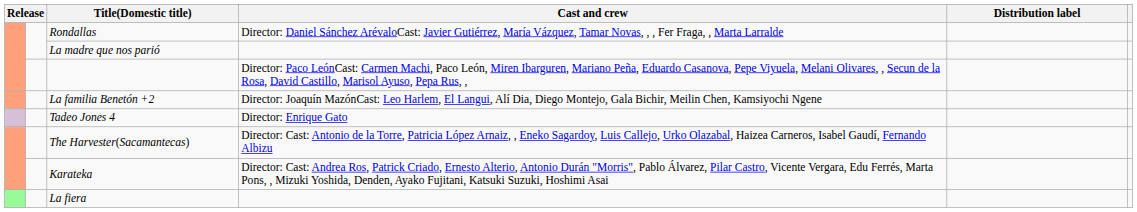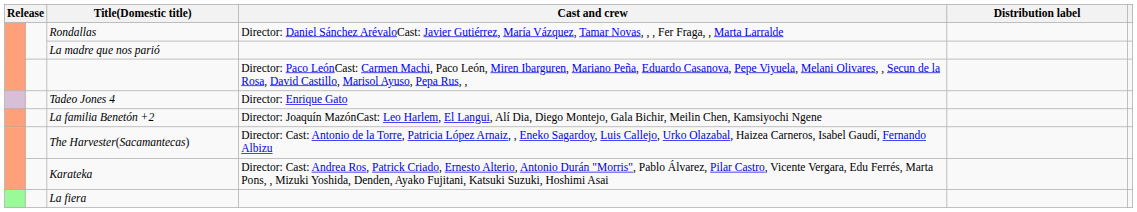rows swapped: (102, 99) <-> (82, 117)
